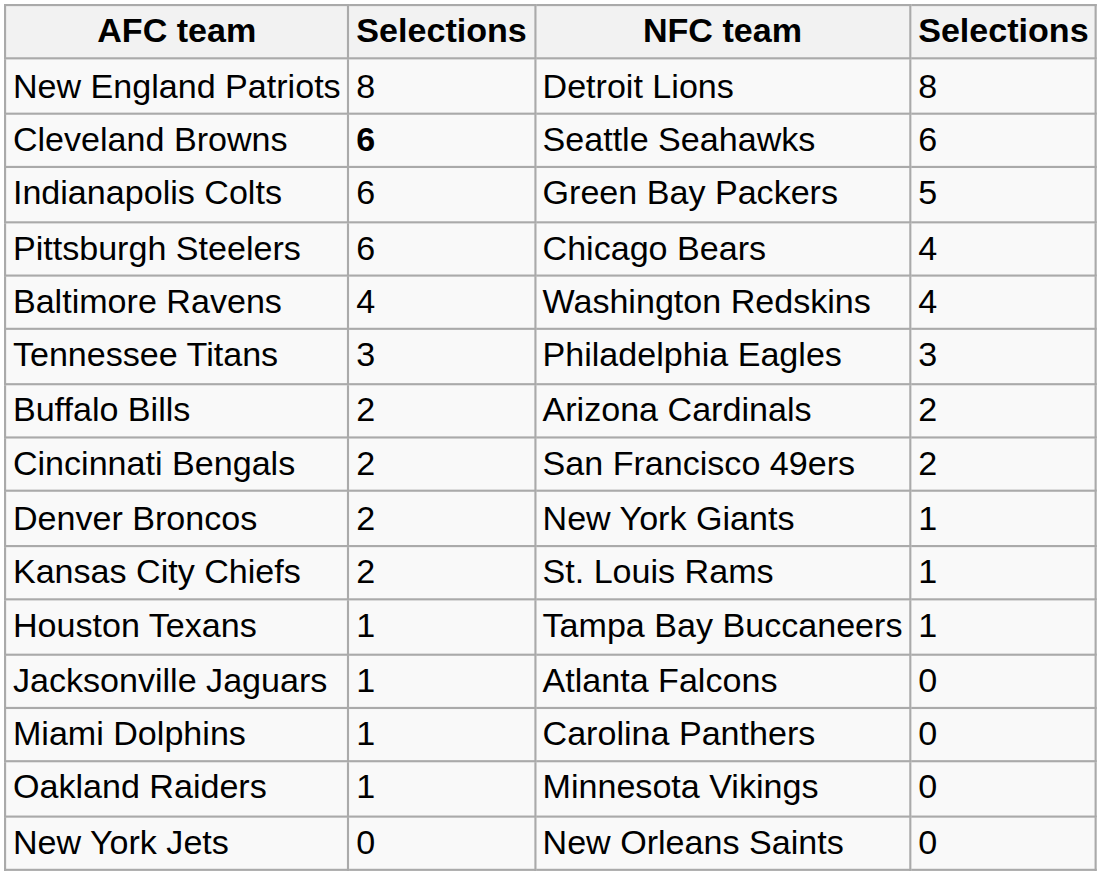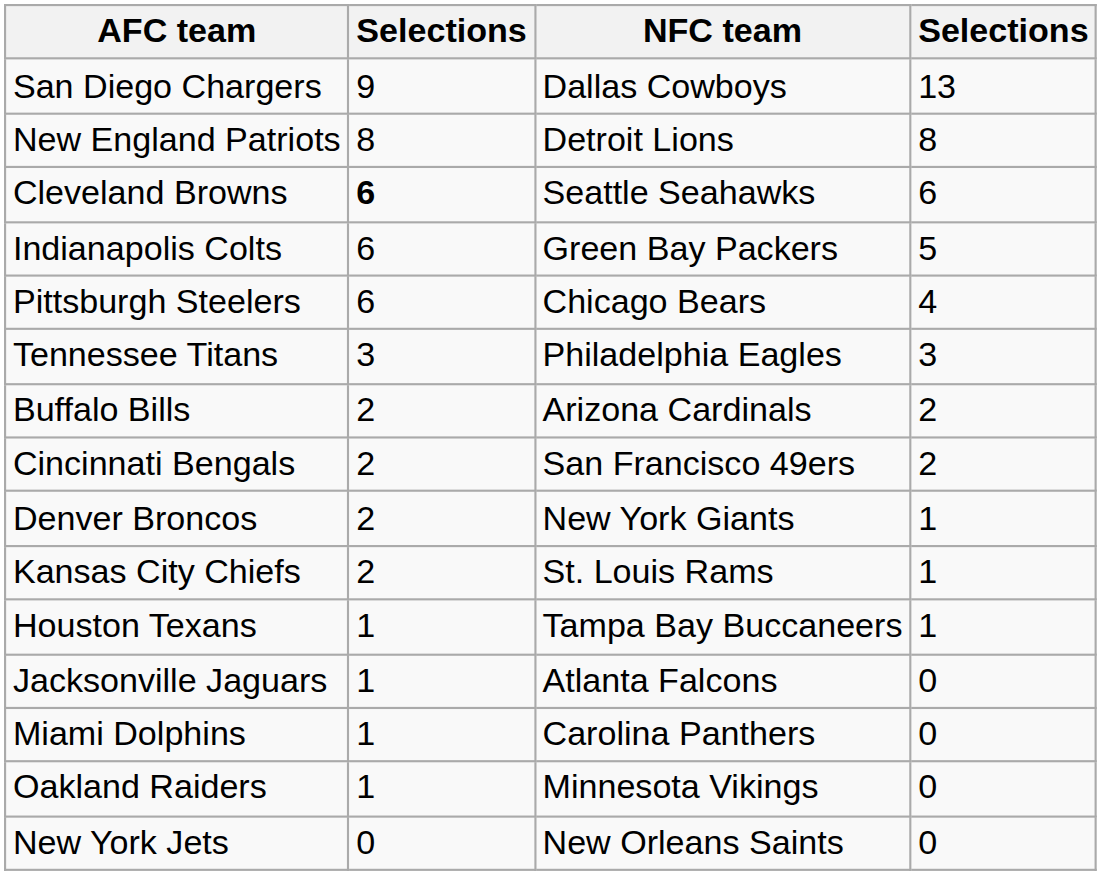+ row: (167, 85)
- row: (147, 301)
